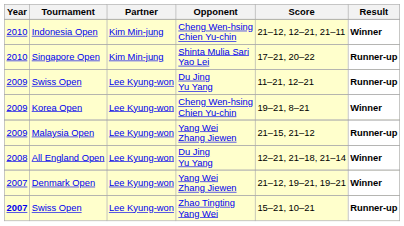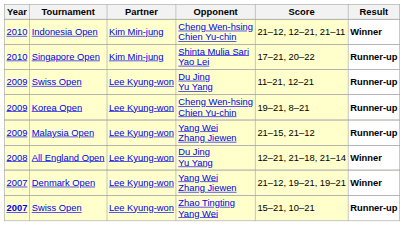(366, 108) Winner -> (374, 108) Runner-up
